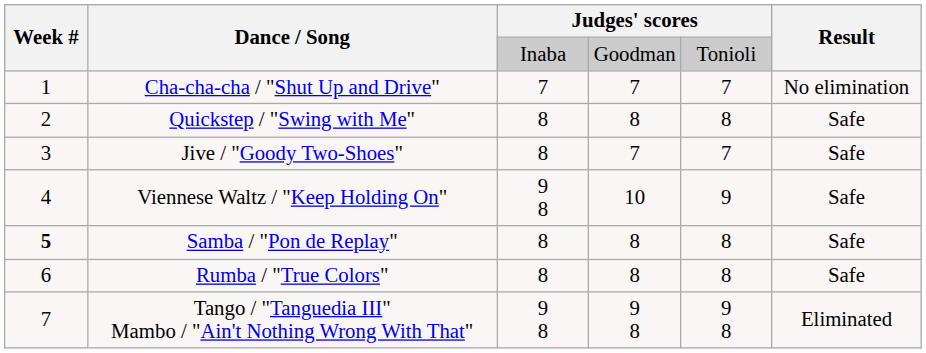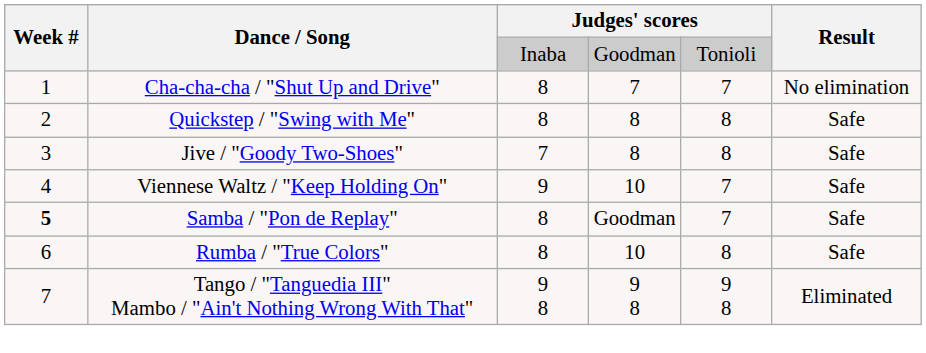(543, 86) 7 -> (543, 86) 8
(543, 152) 8 -> (543, 152) 7
(635, 152) 7 -> (635, 152) 8
(726, 152) 7 -> (726, 152) 8
(543, 197) 9 8 -> (543, 185) 9
(726, 197) 9 -> (726, 185) 7
(635, 242) 8 -> (635, 218) Goodman
(726, 242) 8 -> (726, 218) 7
(635, 275) 8 -> (635, 251) 10
